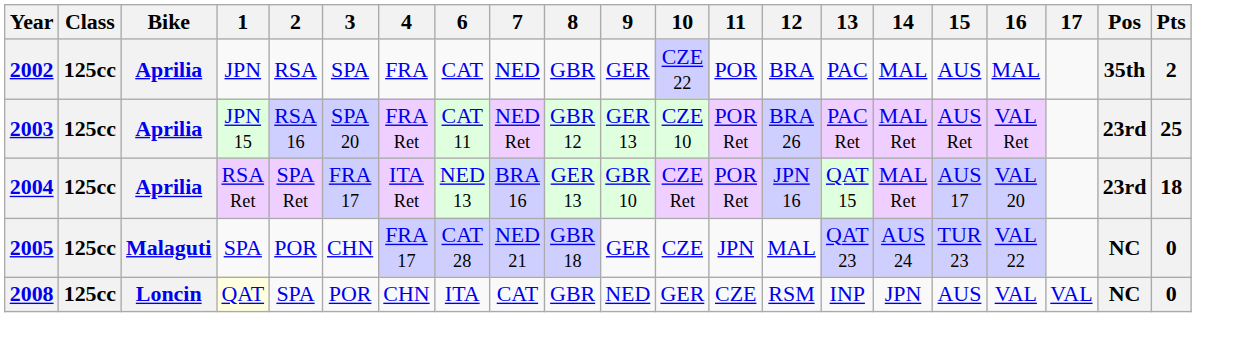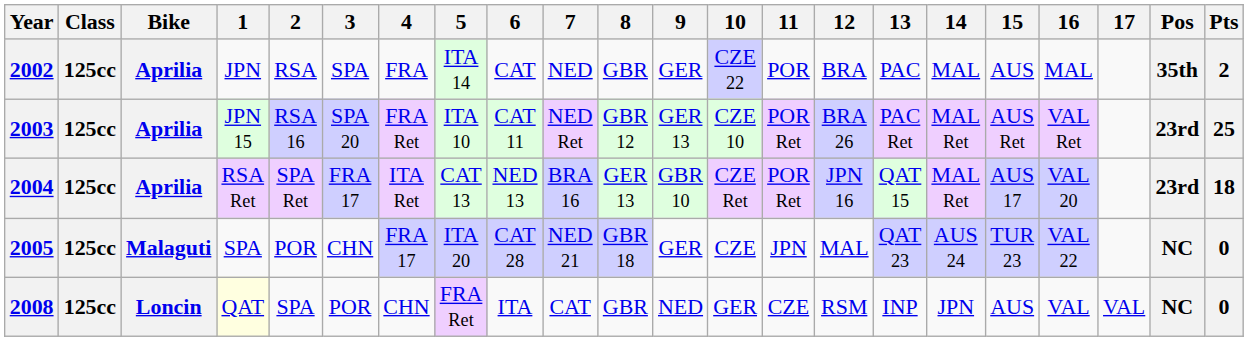+ column: (461, 21)
